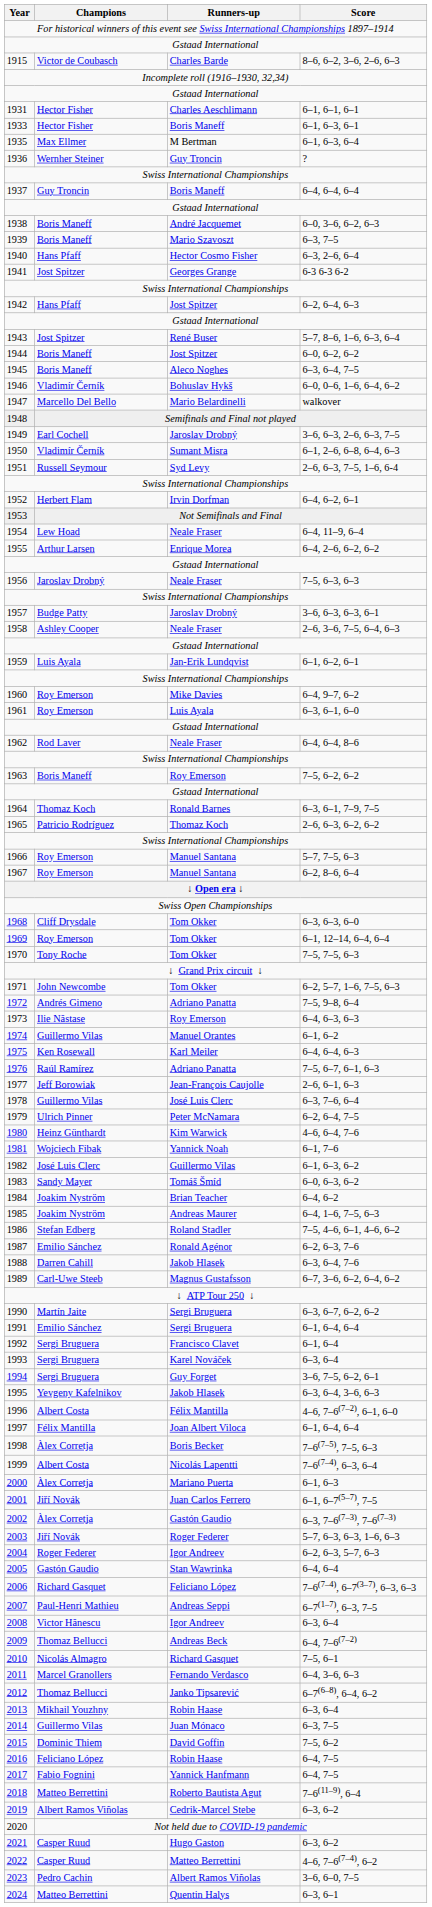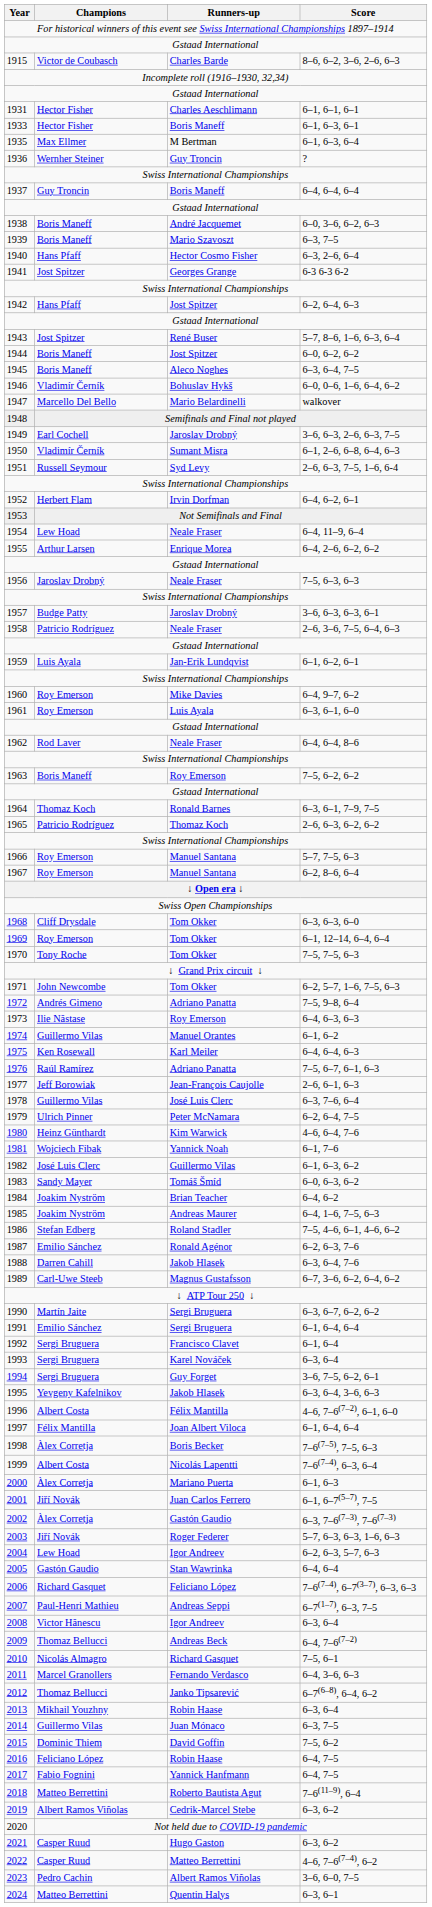(68, 629) Ashley Cooper -> (76, 629) Patricio Rodríguez
(66, 1553) Roger Federer -> (58, 1553) Lew Hoad
